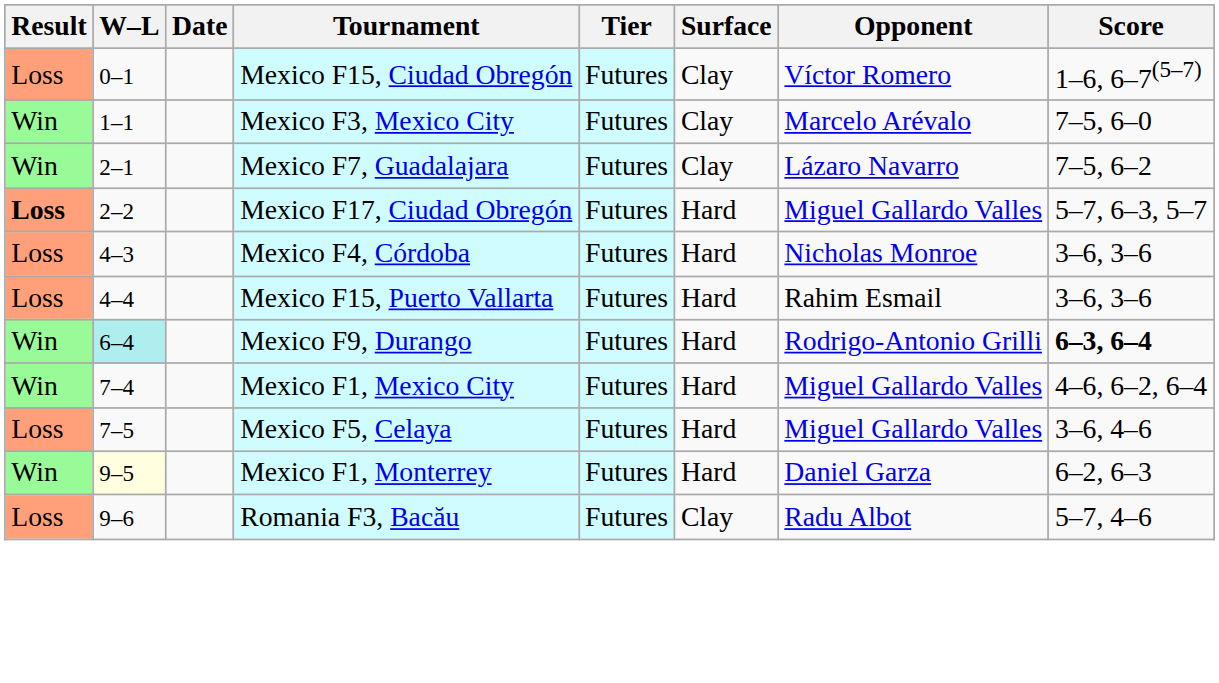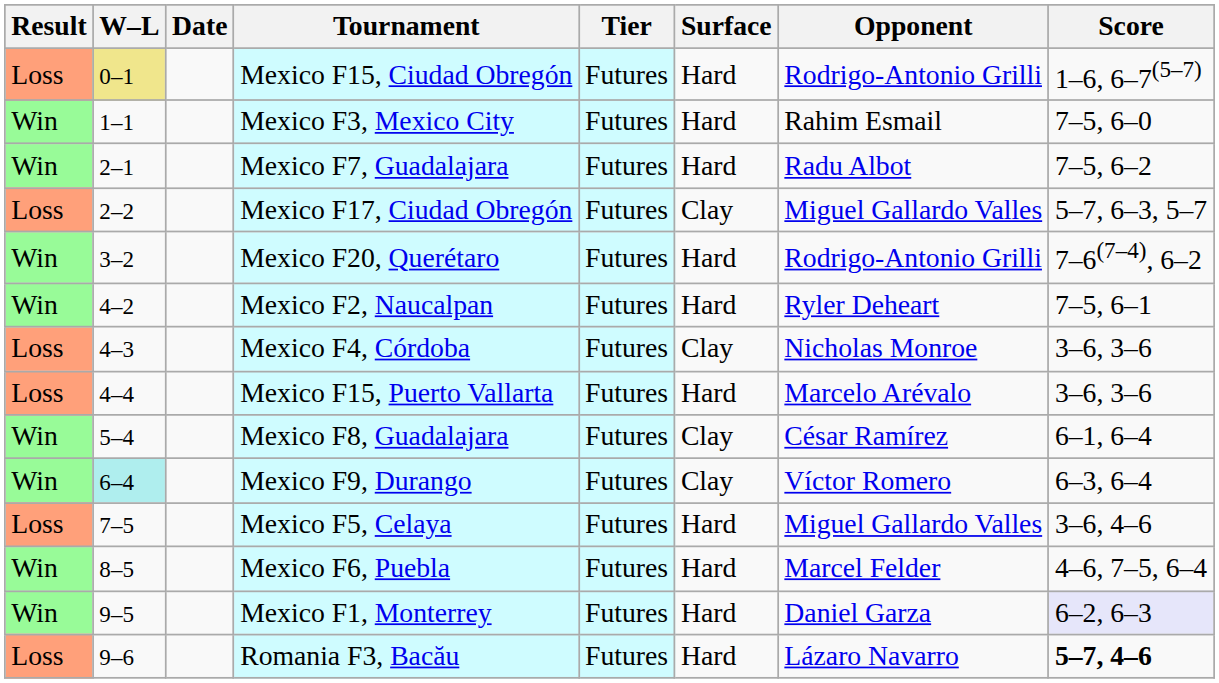(117, 75) no background -> (117, 75) khaki background
(707, 74) Clay -> (709, 74) Hard
(868, 74) Víctor Romero -> (913, 74) Rodrigo-Antonio Grilli
(707, 121) Clay -> (709, 121) Hard
(878, 121) Marcelo Arévalo -> (863, 121) Rahim Esmail
(707, 165) Clay -> (709, 165) Hard
(872, 165) Lázaro Navarro -> (848, 165) Radu Albot
(38, 209) bold -> (37, 209) normal
(709, 209) Hard -> (707, 209) Clay
+ row: (370, 257)
+ row: (367, 304)
(709, 253) Hard -> (707, 348) Clay
(863, 297) Rahim Esmail -> (878, 392) Marcelo Arévalo
+ row: (374, 436)
(709, 341) Hard -> (707, 480) Clay
(913, 341) Rodrigo-Antonio Grilli -> (868, 480) Víctor Romero
(1103, 341) bold -> (1103, 480) normal
- row: (377, 385)
+ row: (345, 568)
(117, 474) lightyellow background -> (117, 613) no background
(1103, 472) no background -> (1103, 612) lavender background
(707, 516) Clay -> (709, 656) Hard
(848, 516) Radu Albot -> (872, 656) Lázaro Navarro
(1103, 516) normal -> (1103, 656) bold
